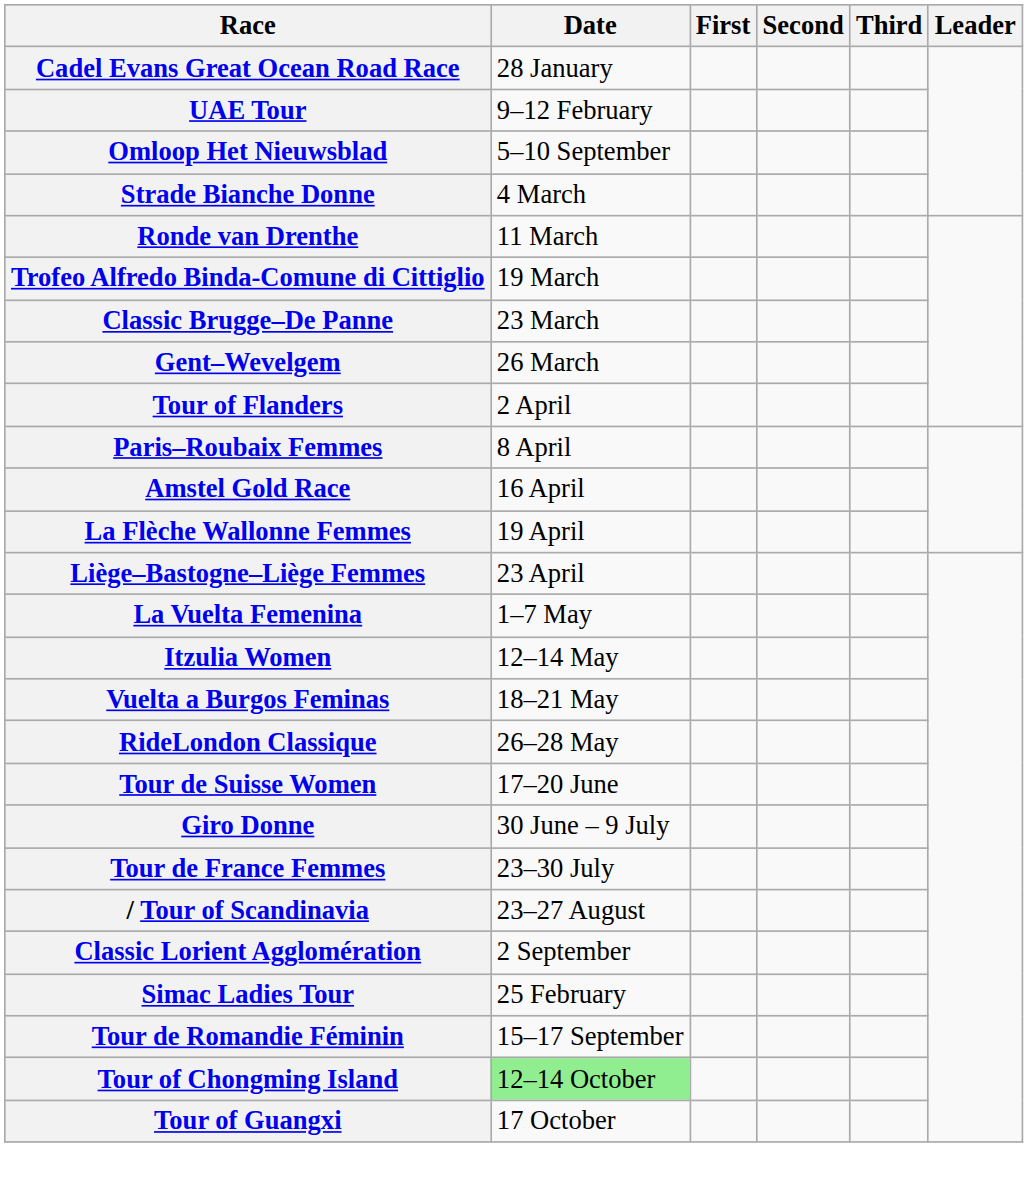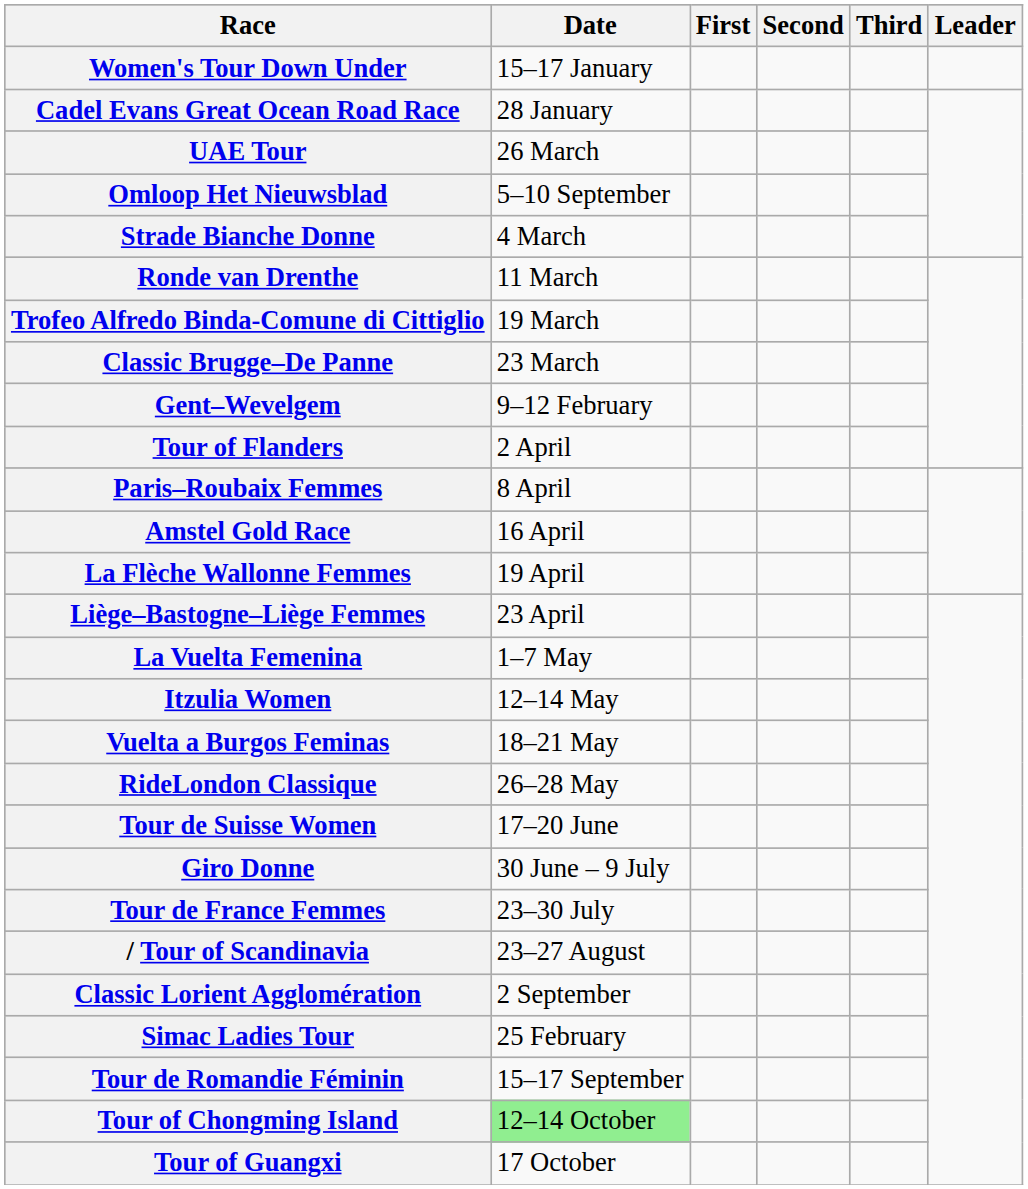+ row: (248, 67)
(575, 109) 9–12 February -> (548, 151) 26 March
(548, 362) 26 March -> (575, 404) 9–12 February
